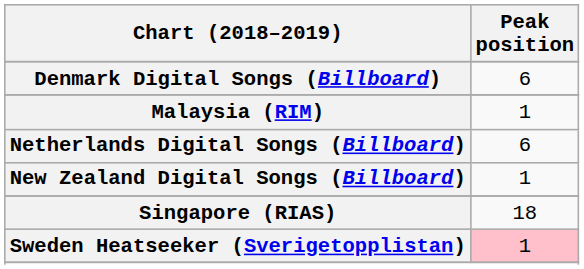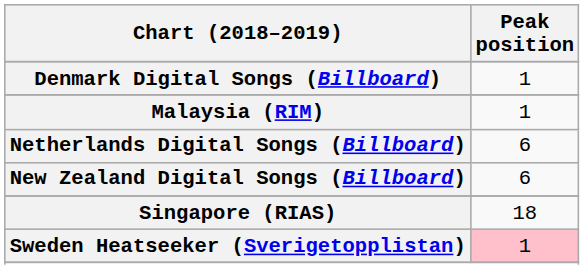(525, 79) 6 -> (525, 79) 1
(525, 179) 1 -> (525, 179) 6
